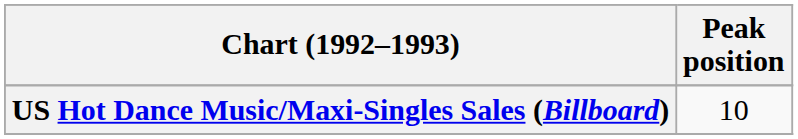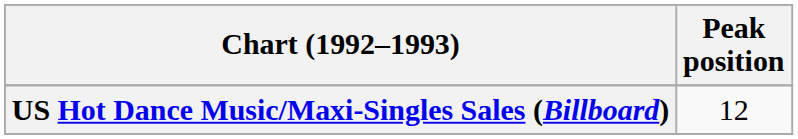(734, 109) 10 -> (734, 109) 12
